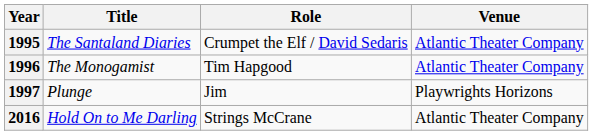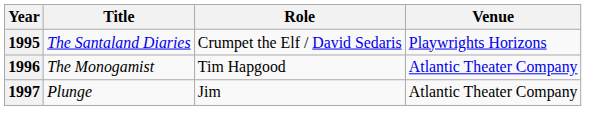(499, 42) Atlantic Theater Company -> (478, 42) Playwrights Horizons
(484, 92) Playwrights Horizons -> (493, 92) Atlantic Theater Company
- row: (24, 117)
